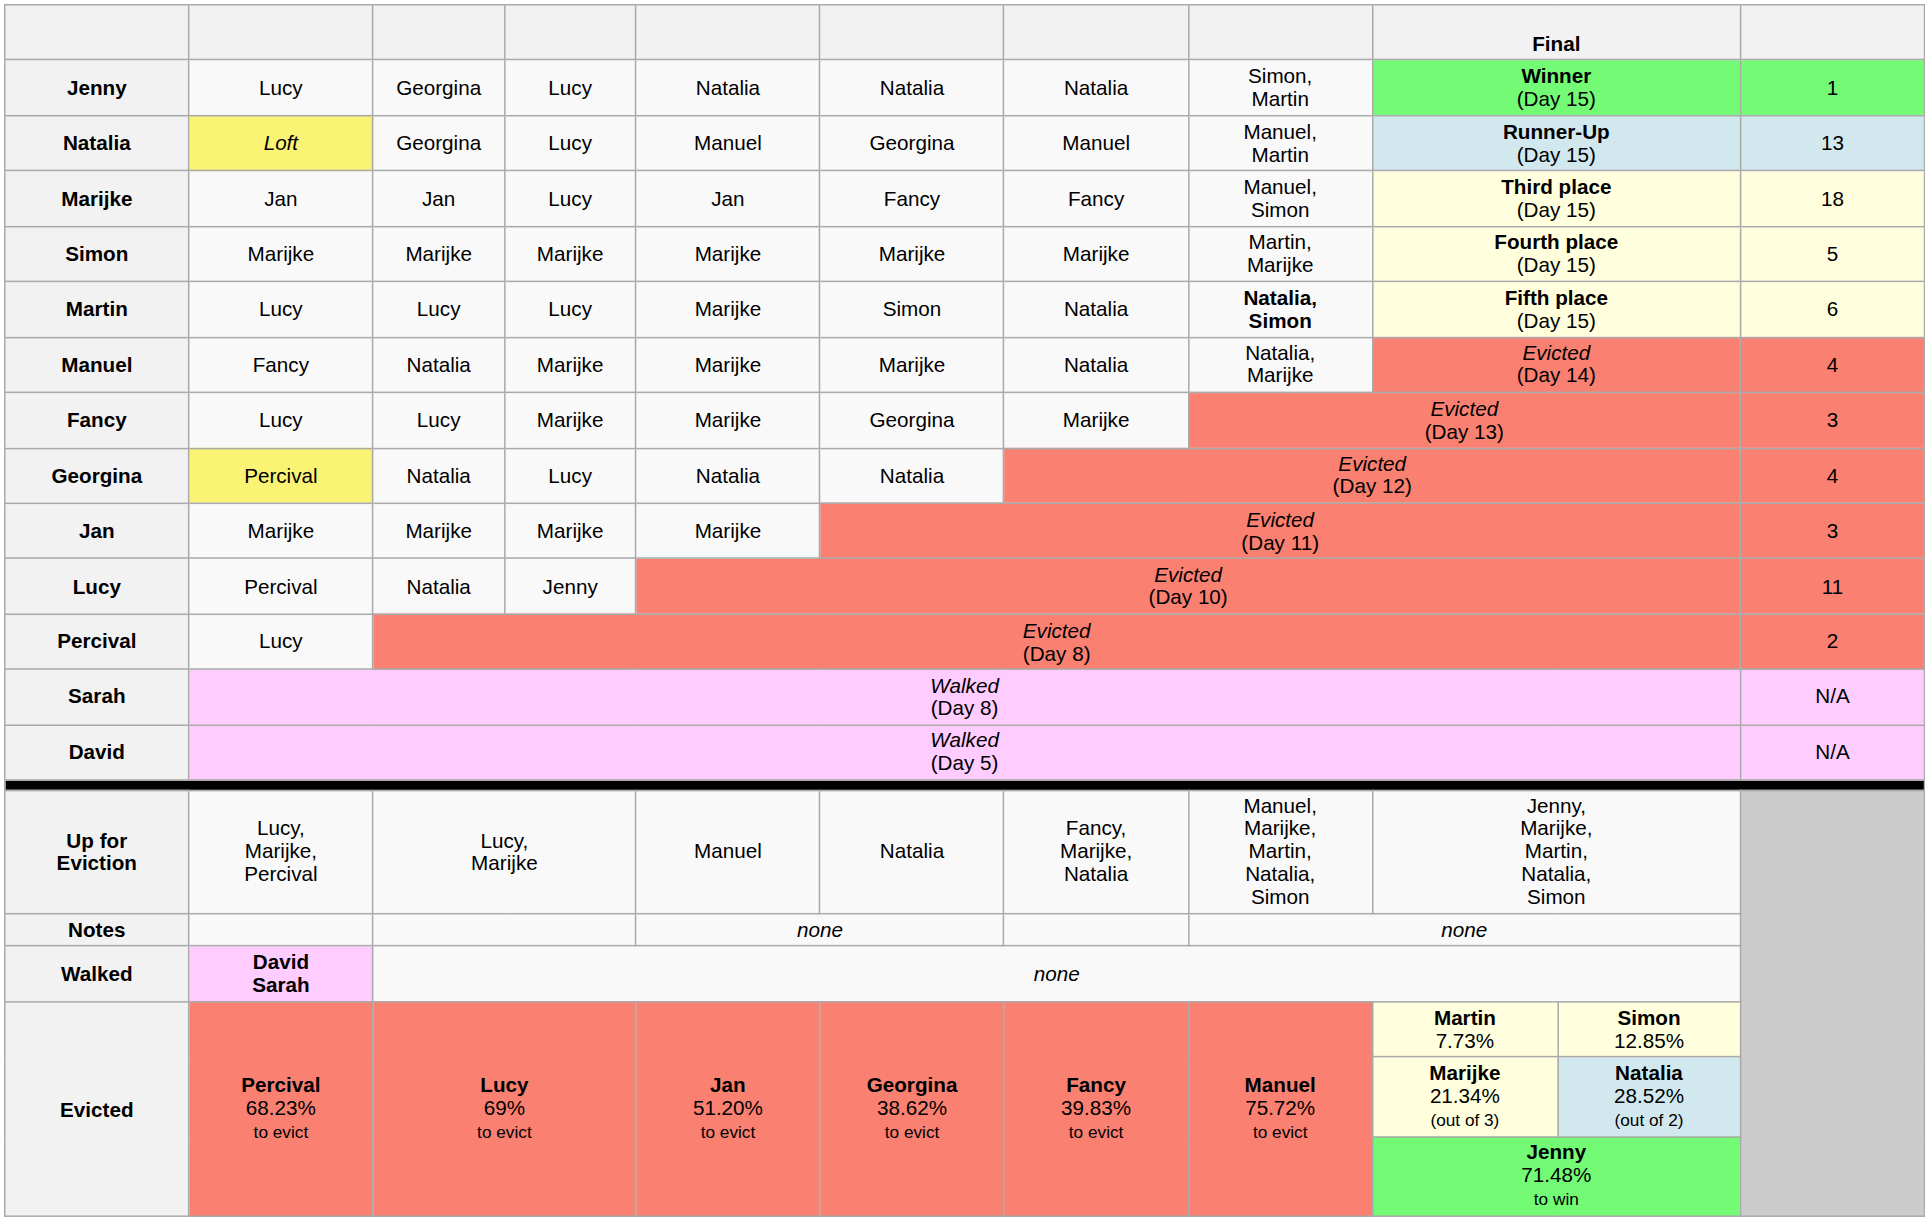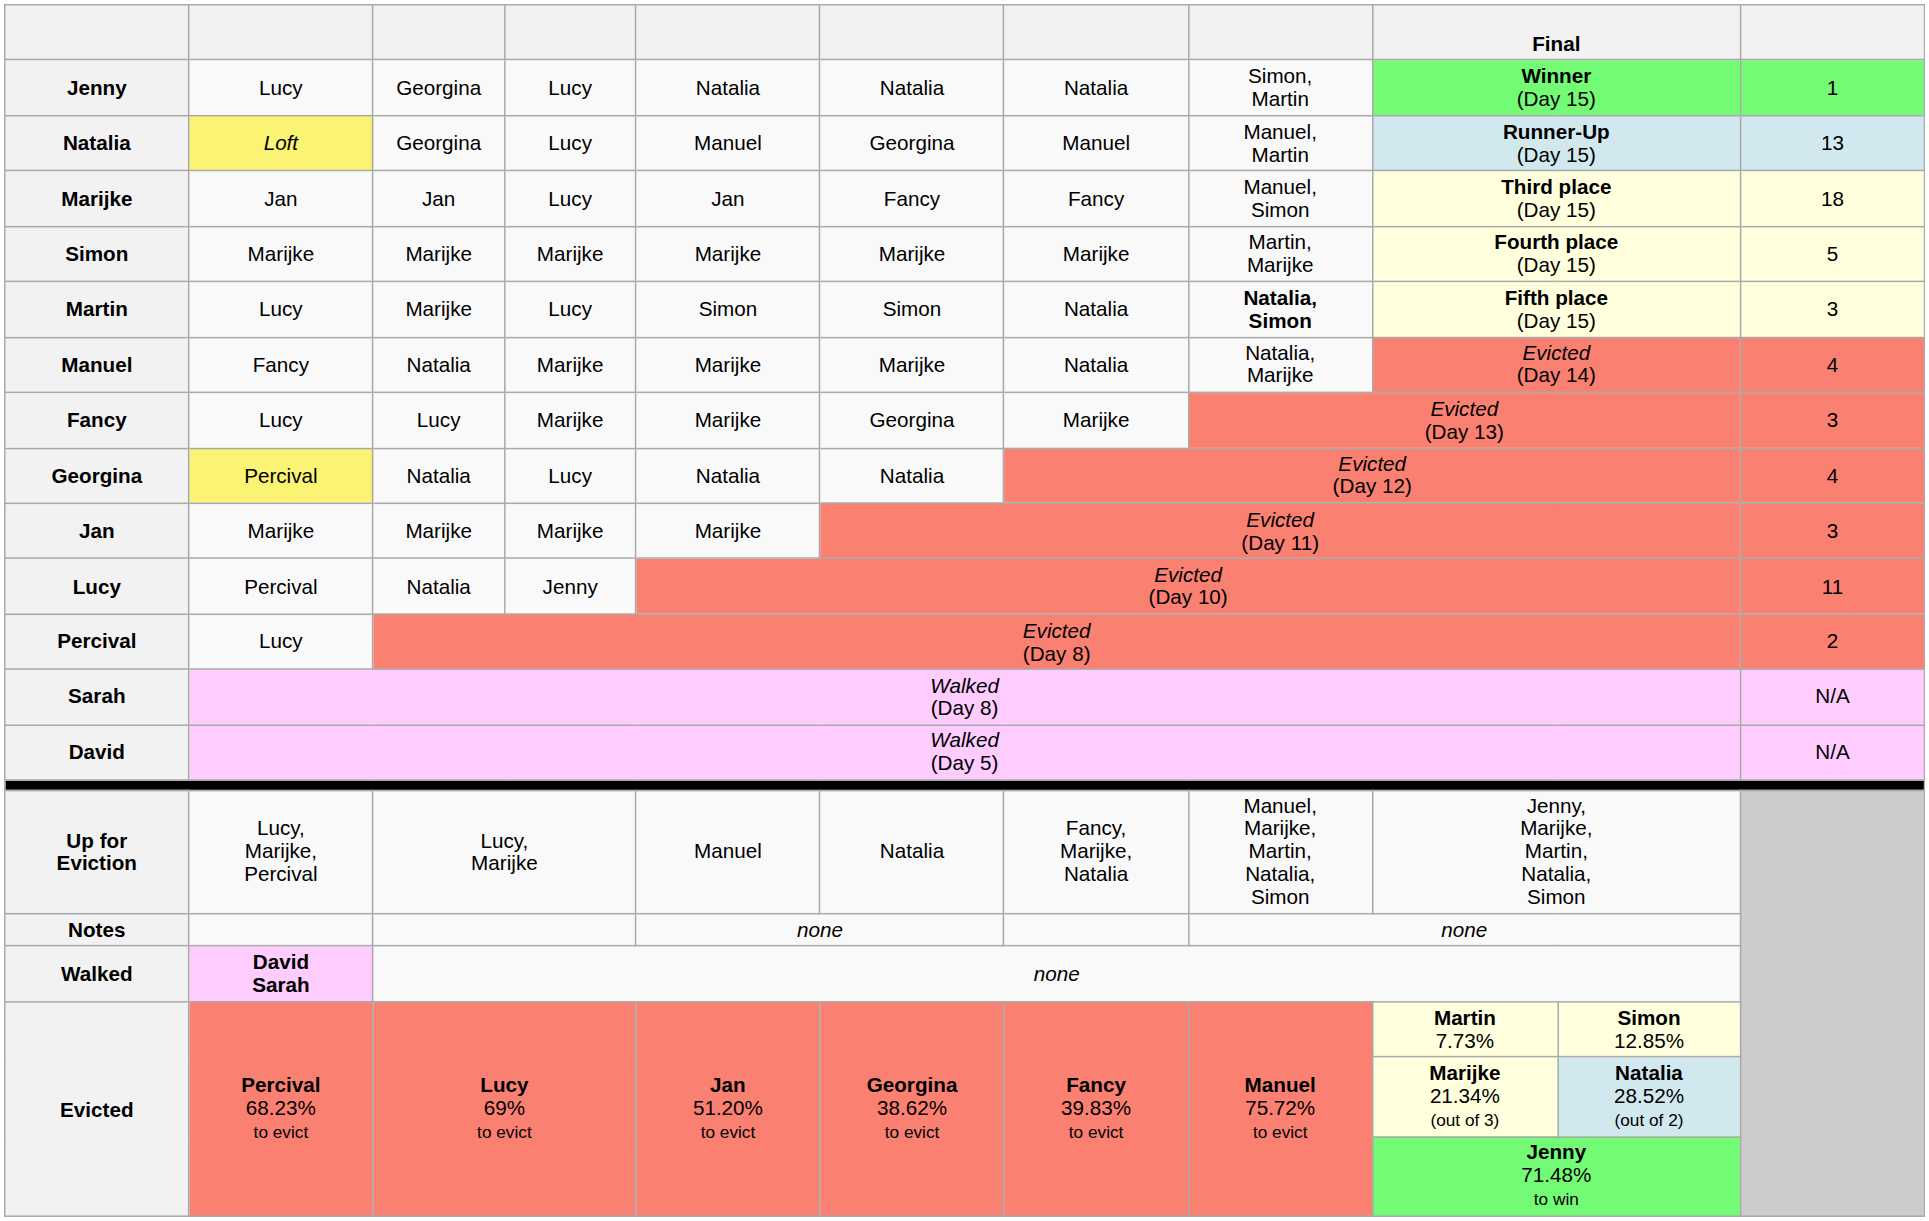(439, 309) Lucy -> (439, 309) Marijke
(728, 309) Marijke -> (728, 309) Simon
(1832, 309) 6 -> (1832, 309) 3
